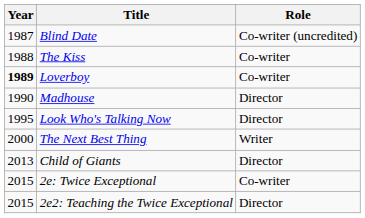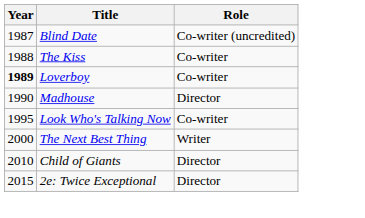(261, 118) Director -> (202, 118) Co-writer
(21, 160) 2013 -> (21, 160) 2010
(264, 181) Co-writer -> (199, 181) Director
- row: (136, 202)
